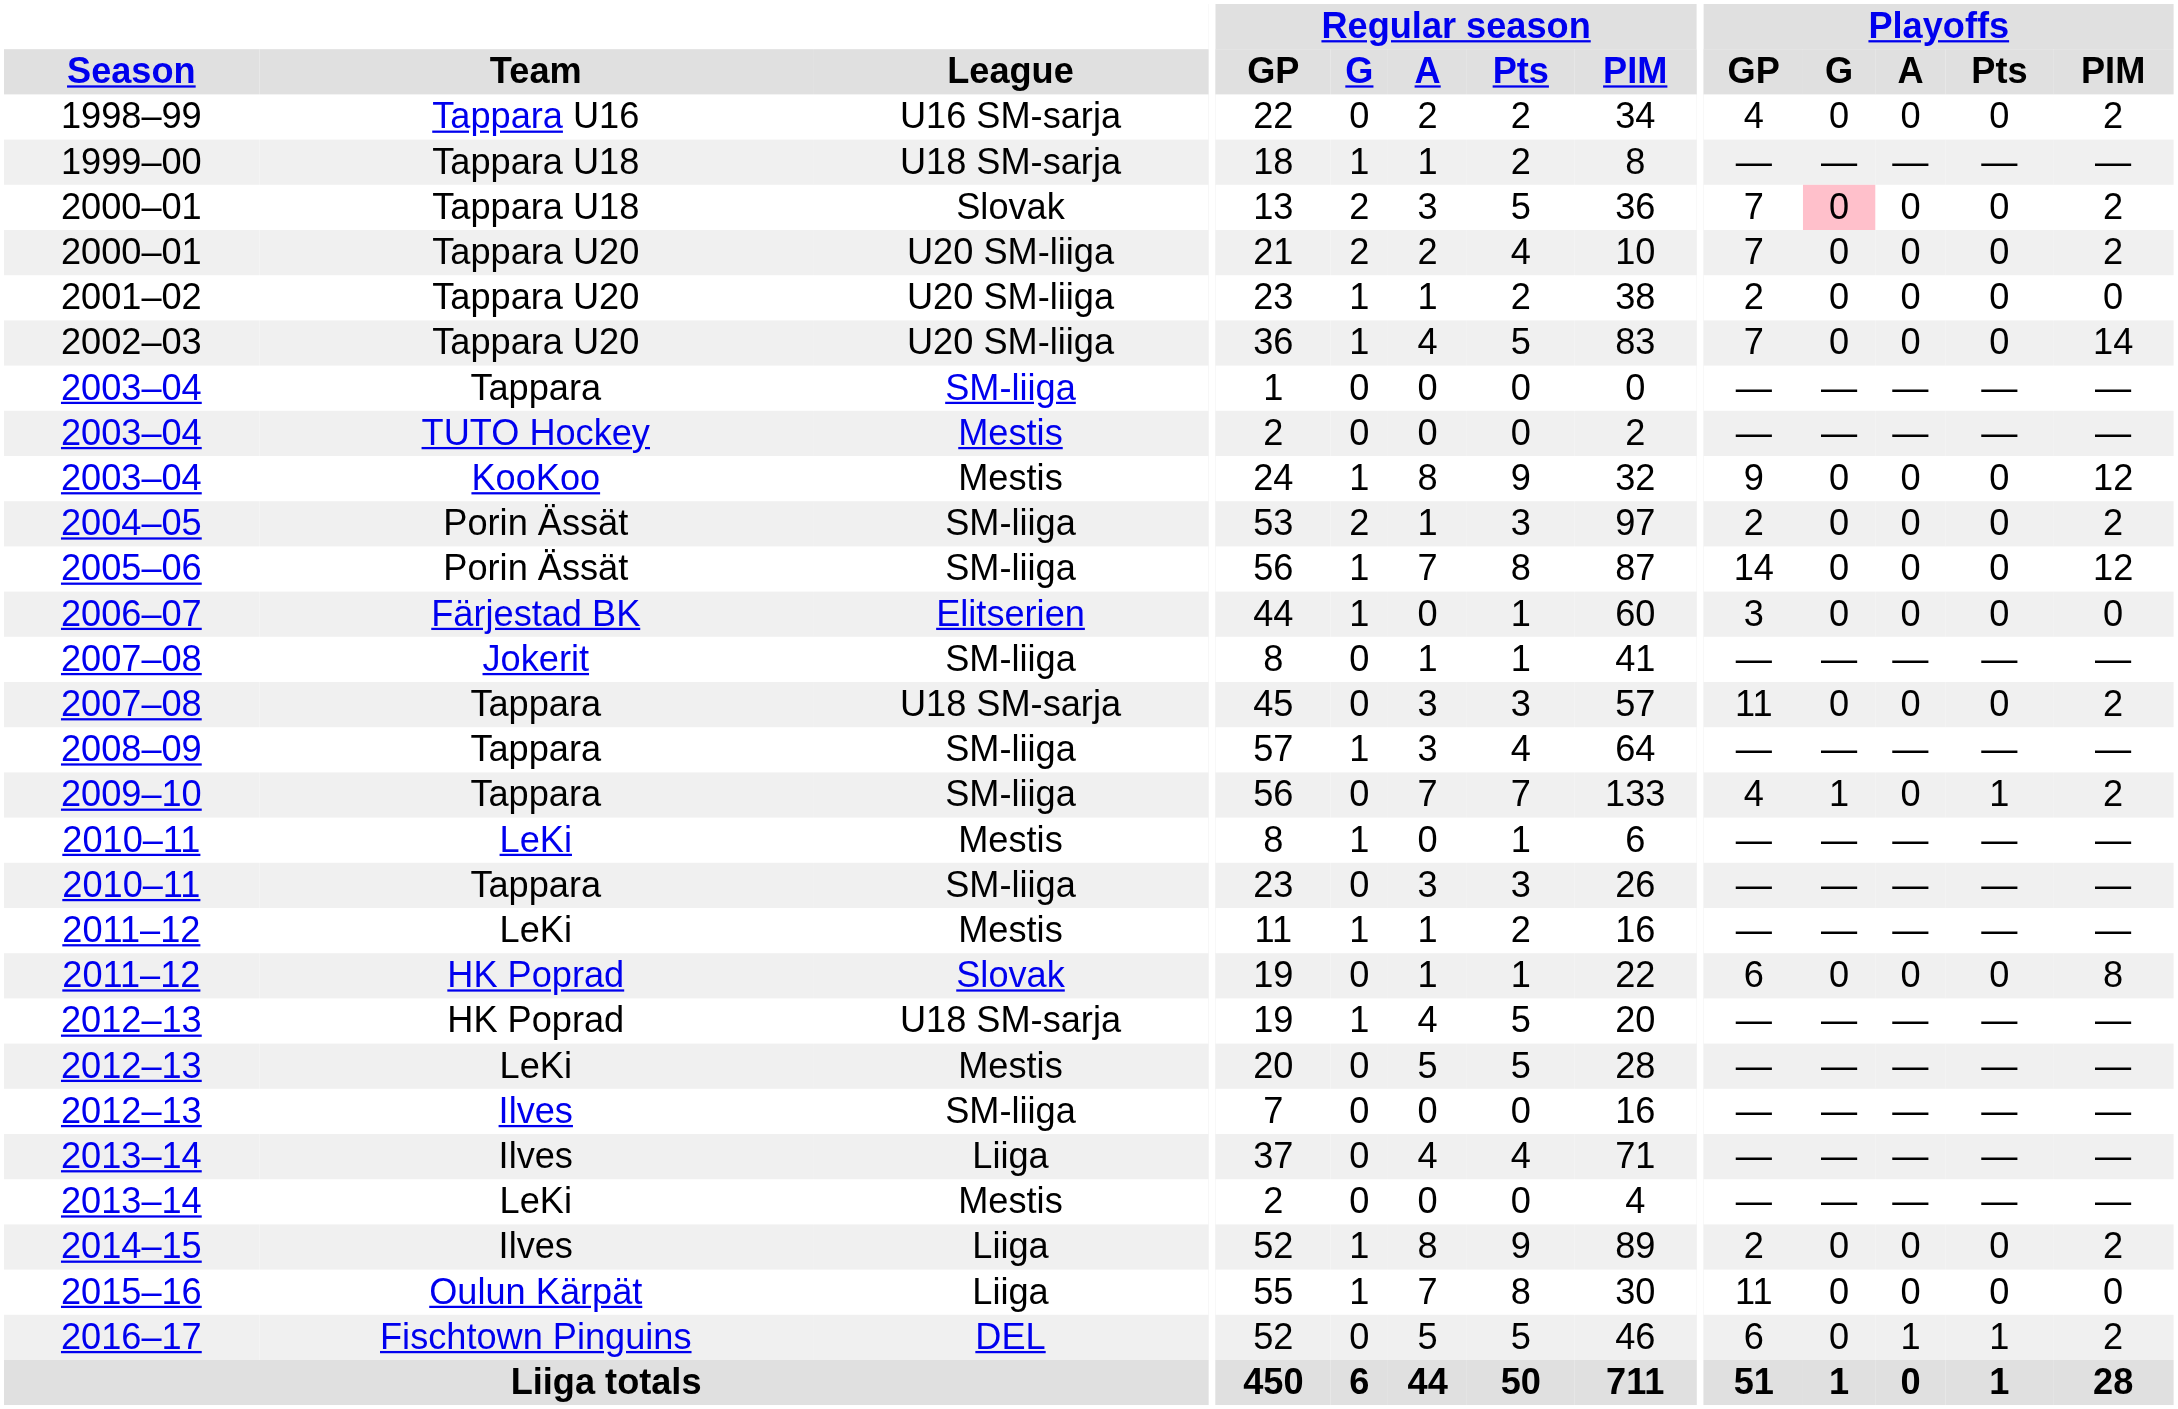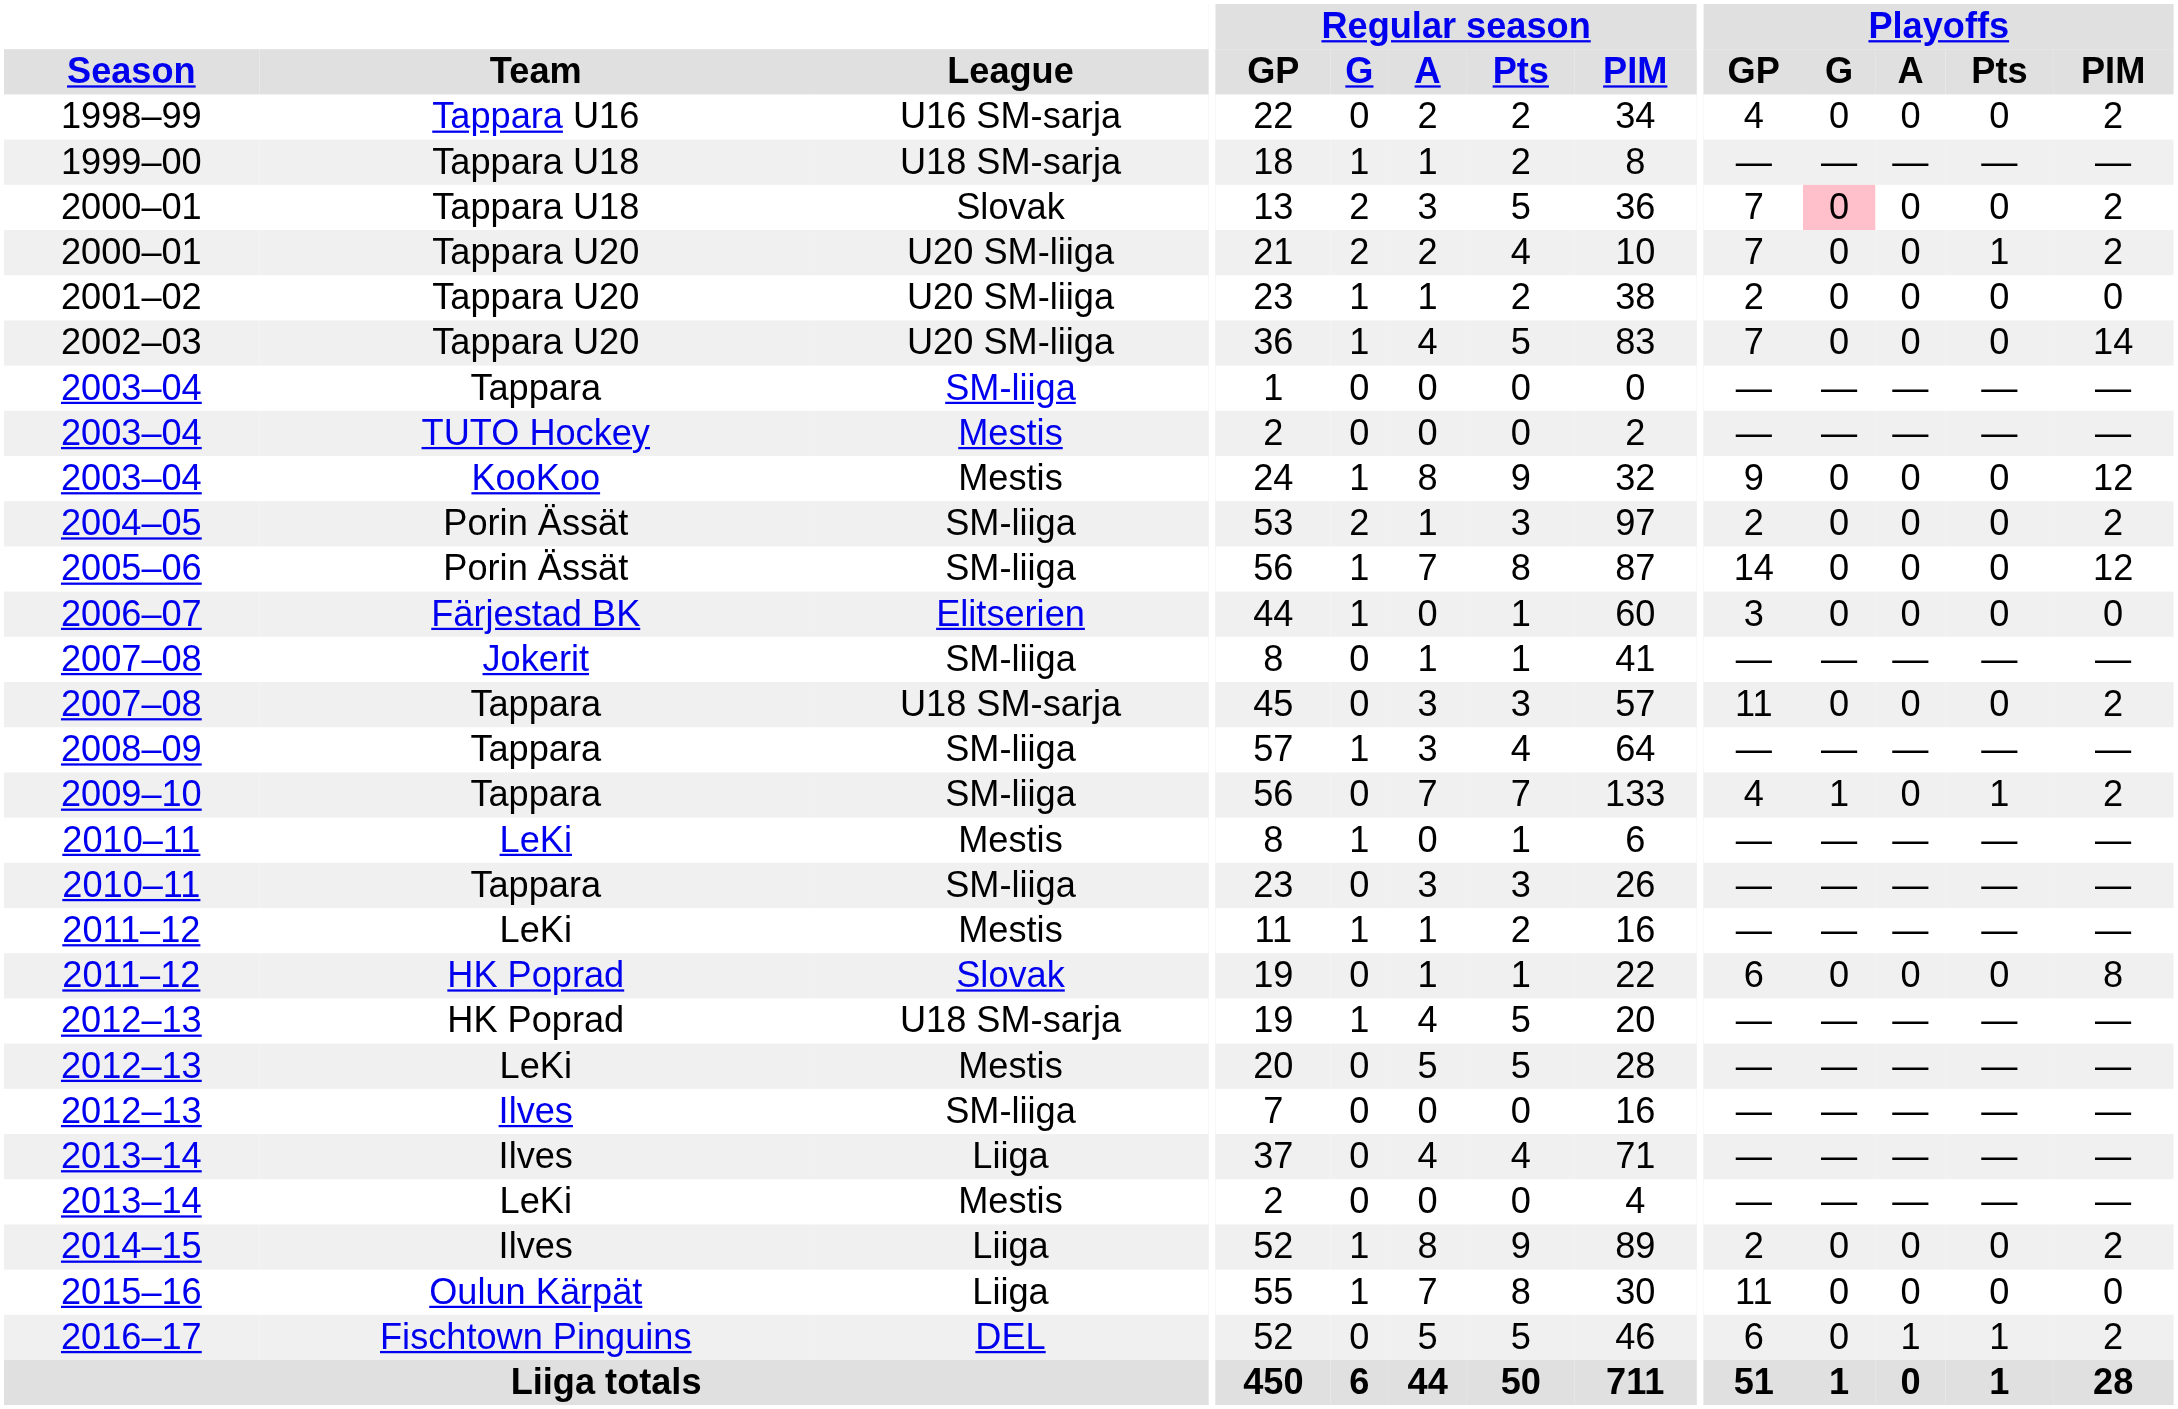(1999, 251) 0 -> (1999, 251) 1
